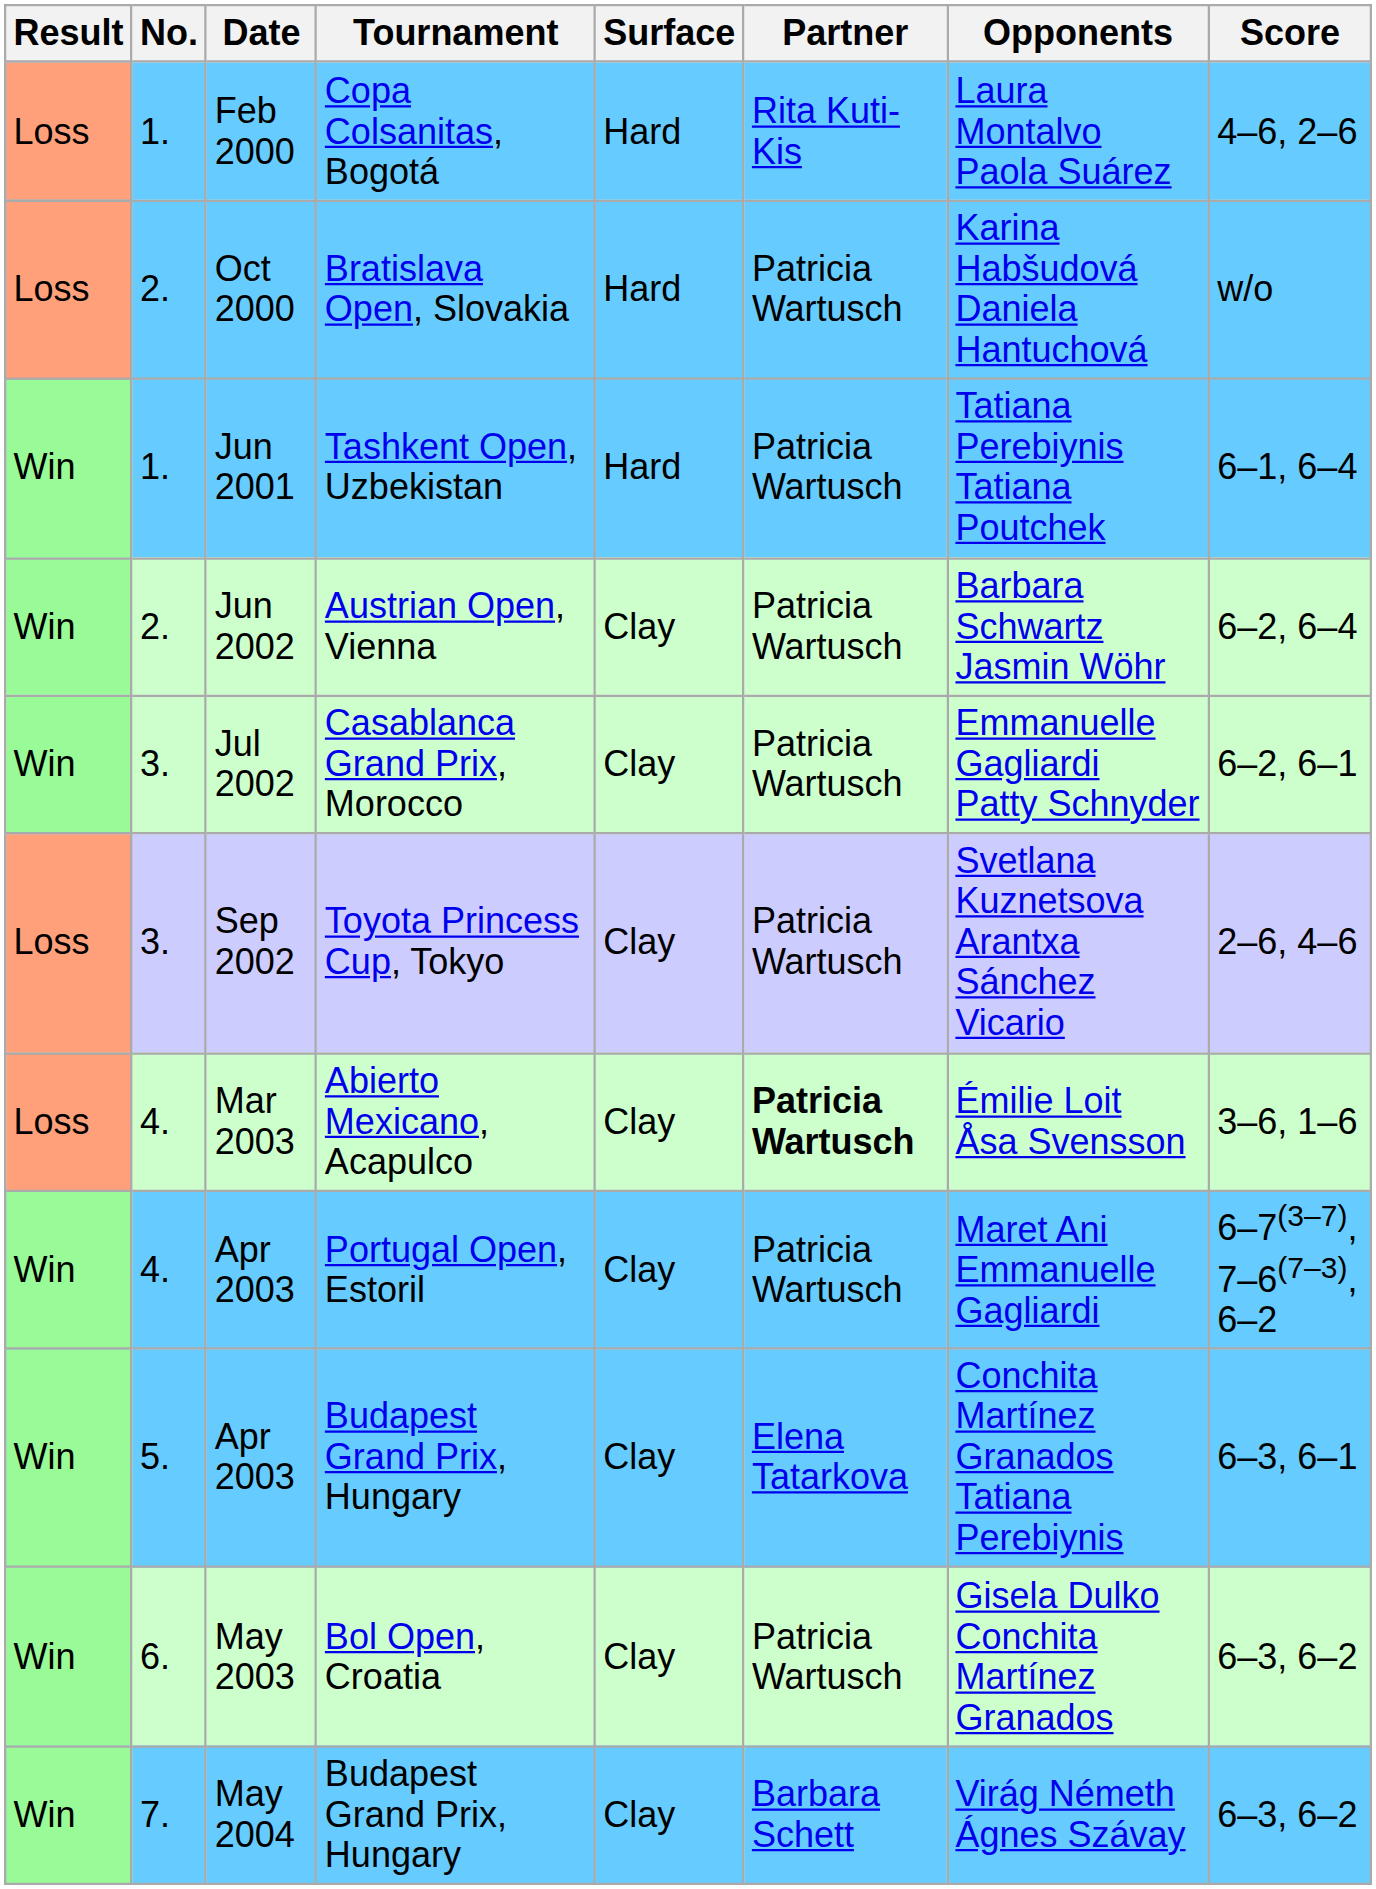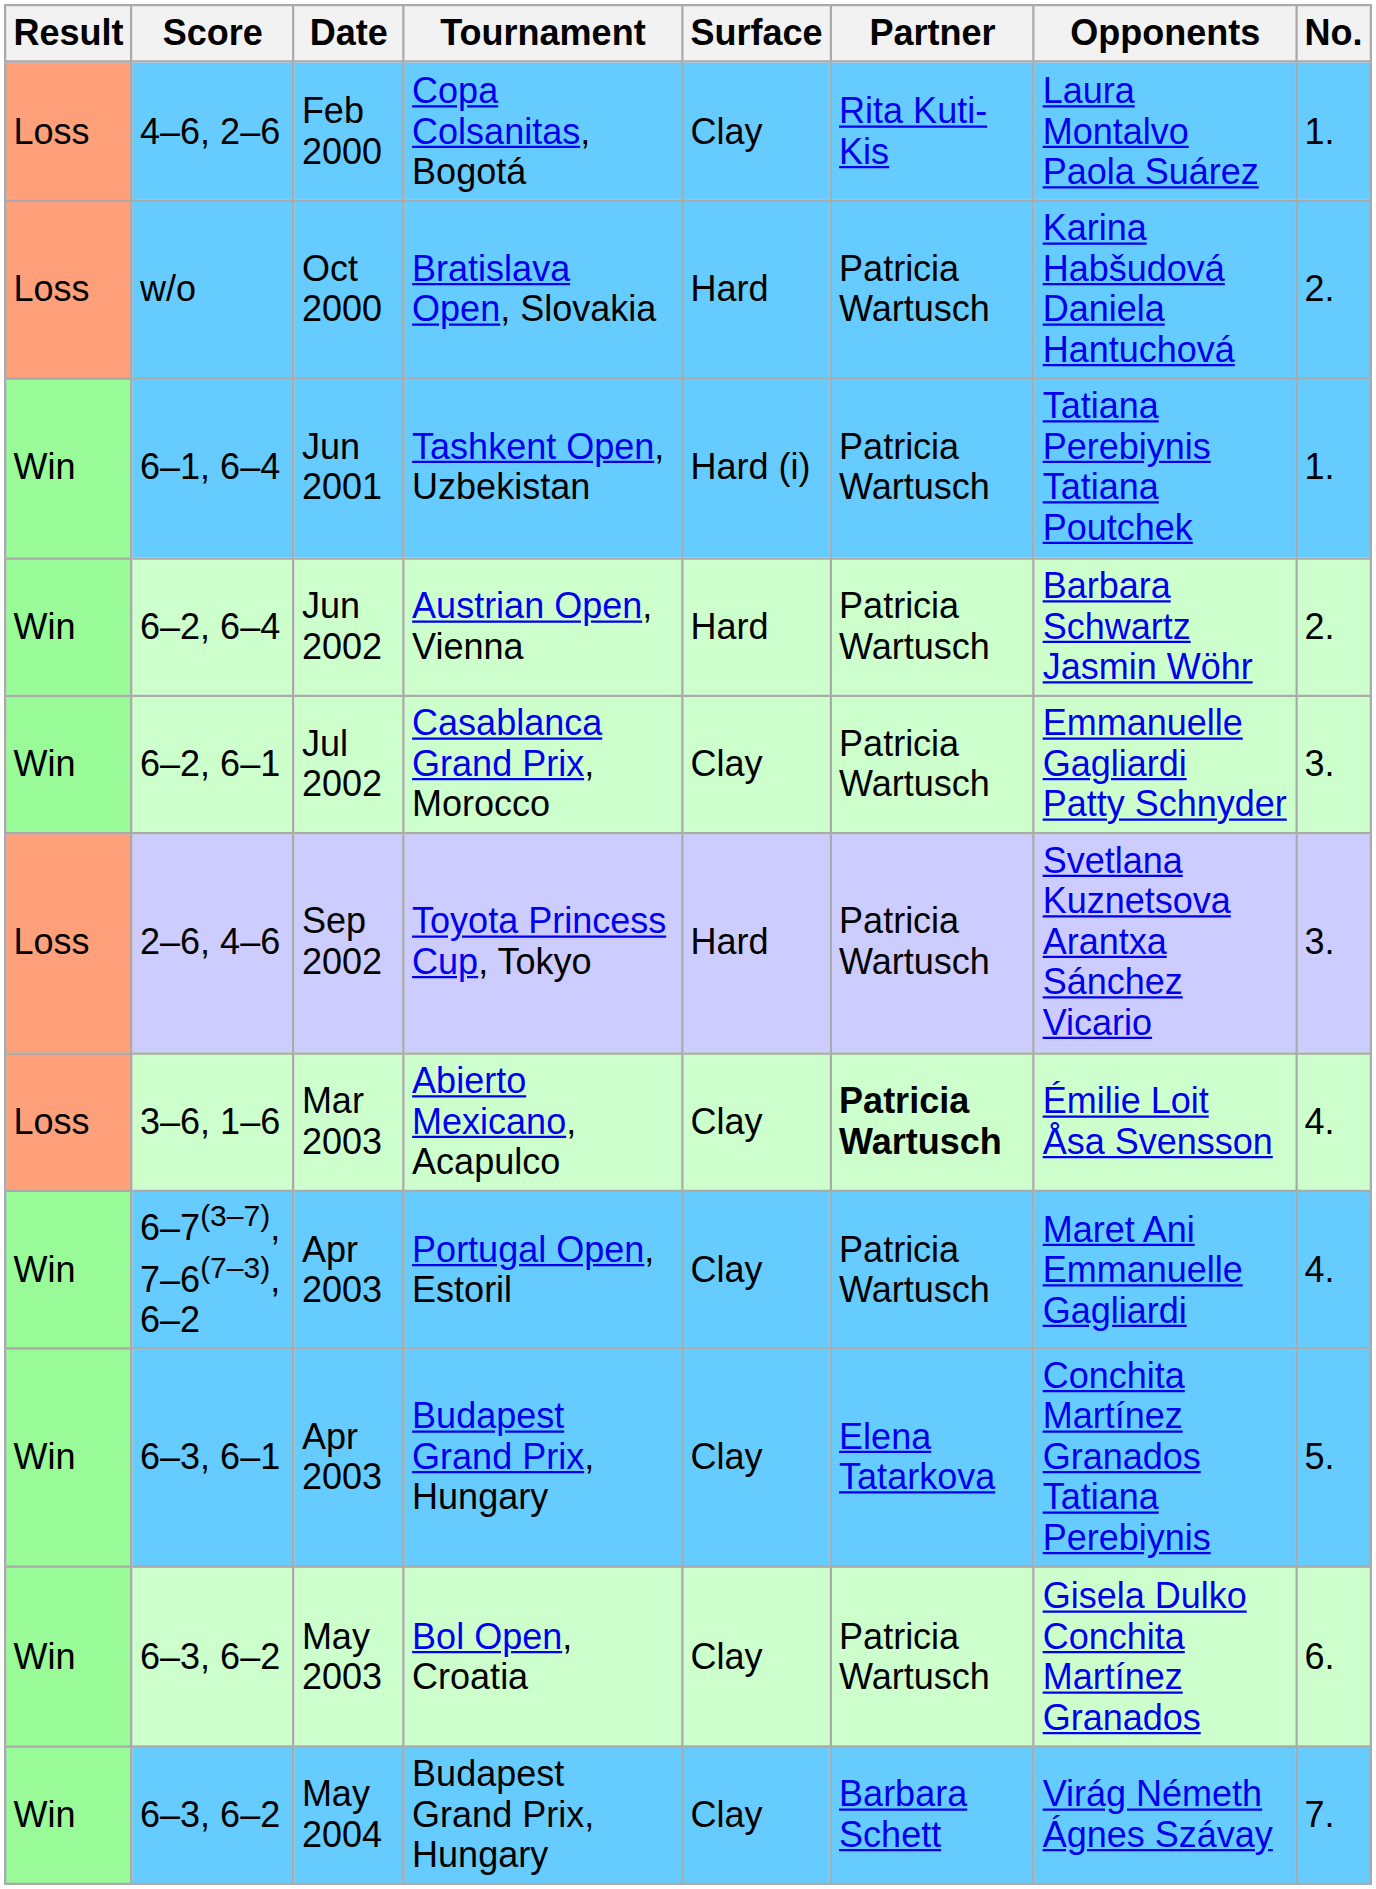columns swapped: (169, 33) <-> (1290, 33)
(642, 130) Hard -> (726, 130) Clay
(642, 467) Hard -> (750, 467) Hard (i)
(639, 625) Clay -> (729, 625) Hard
(639, 942) Clay -> (729, 942) Hard
